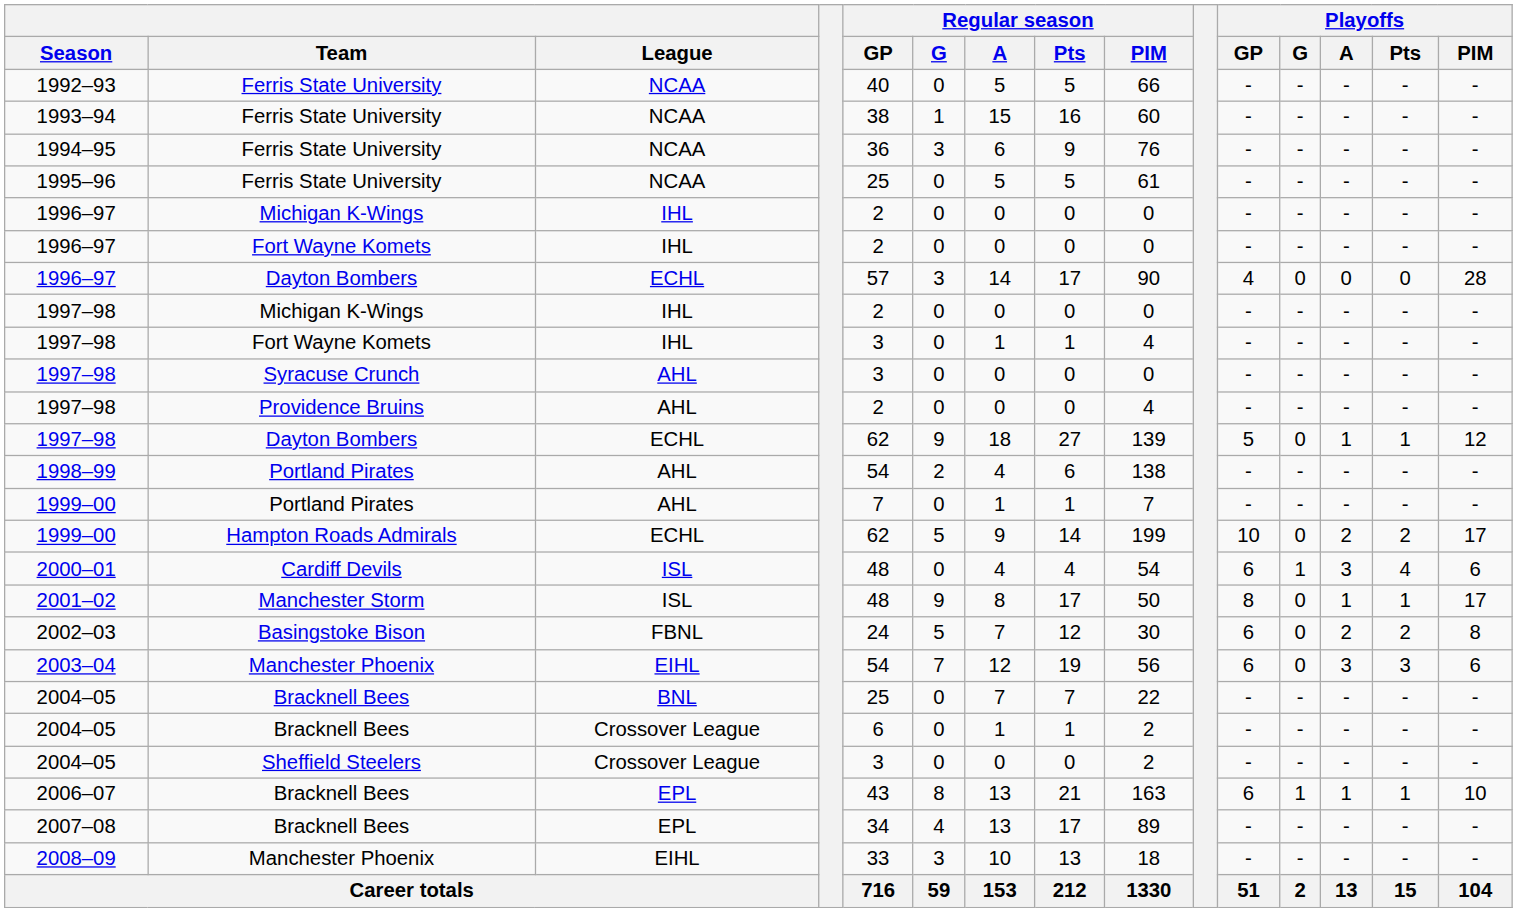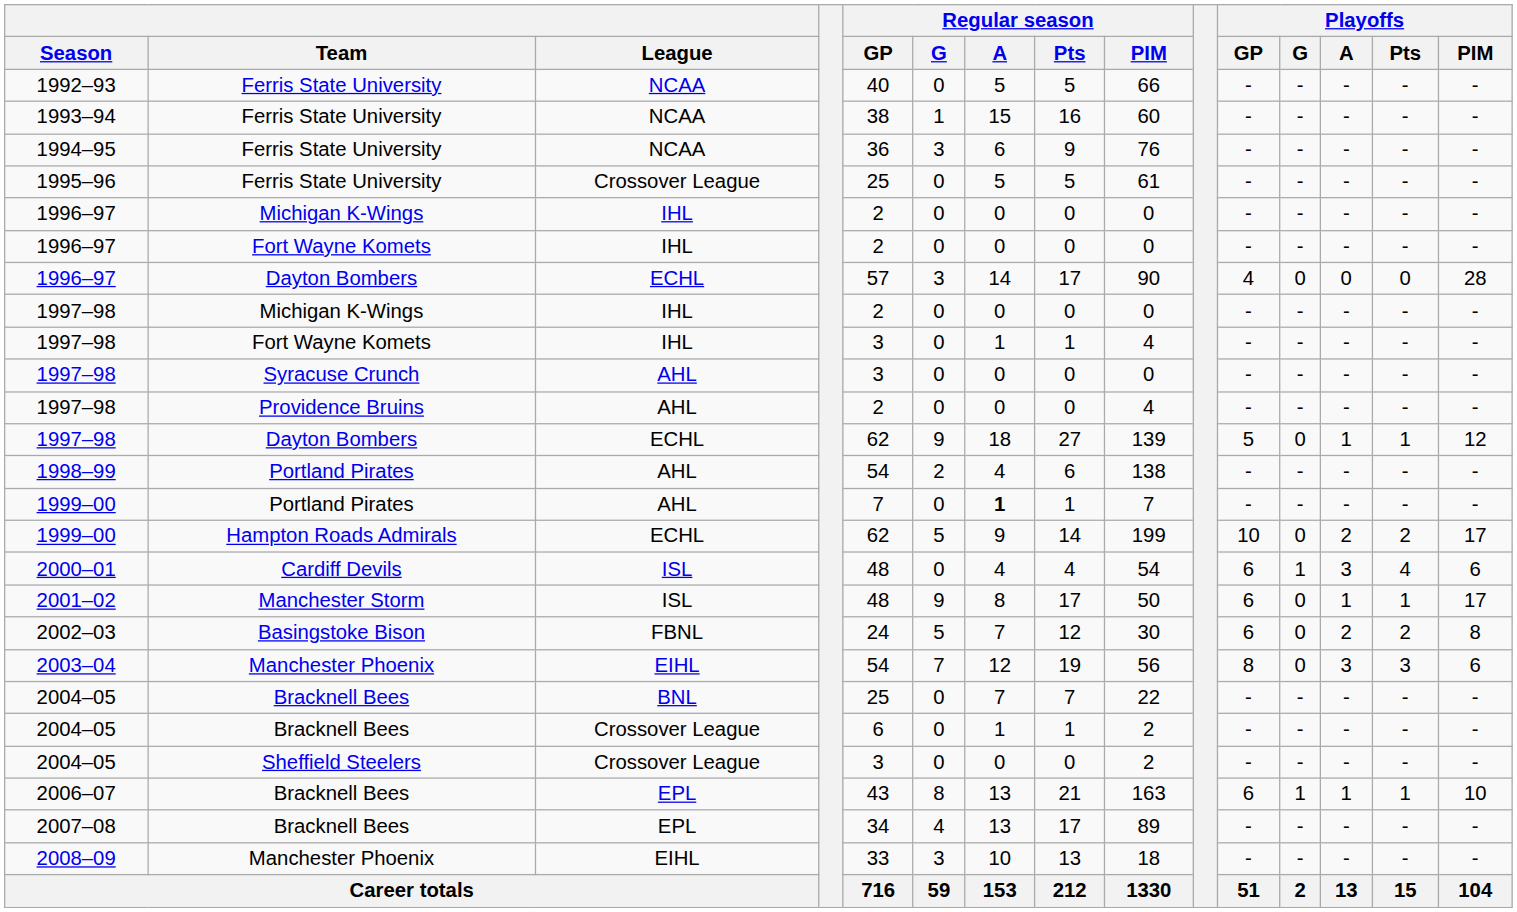(677, 181) NCAA -> (677, 181) Crossover League
(1000, 504) normal -> (1000, 504) bold
(1248, 600) 8 -> (1248, 600) 6
(1248, 665) 6 -> (1248, 665) 8
